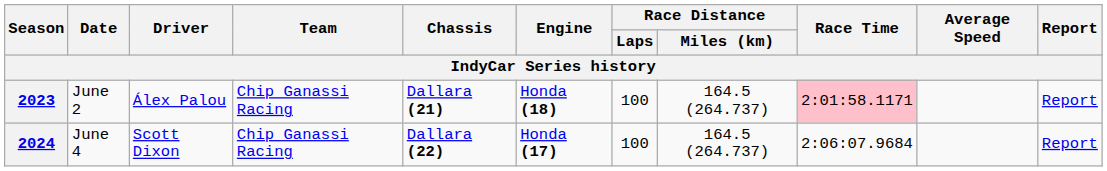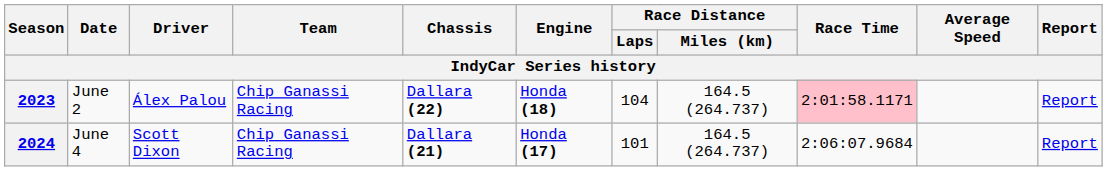(439, 102) Dallara (21) -> (439, 102) Dallara (22)
(635, 102) 100 -> (635, 102) 104
(439, 144) Dallara (22) -> (439, 144) Dallara (21)
(635, 144) 100 -> (635, 144) 101
